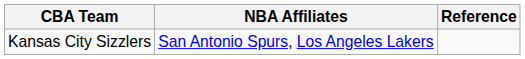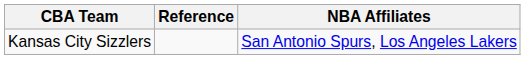columns swapped: (296, 16) <-> (479, 16)
